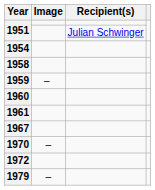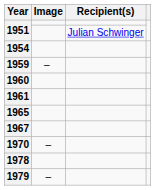- row: (18, 65)
+ row: (18, 113)
- row: (18, 161)
+ row: (18, 161)
